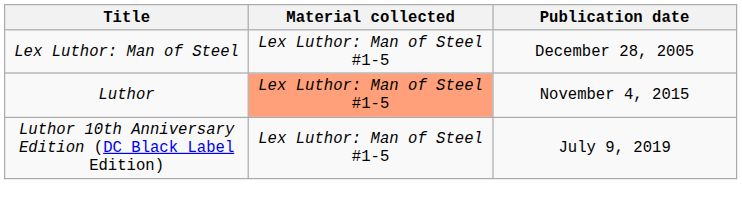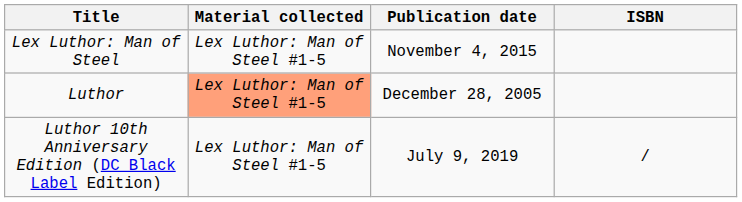+ column: (645, 17)
(615, 52) December 28, 2005 -> (462, 52) November 4, 2015
(615, 95) November 4, 2015 -> (462, 95) December 28, 2005
